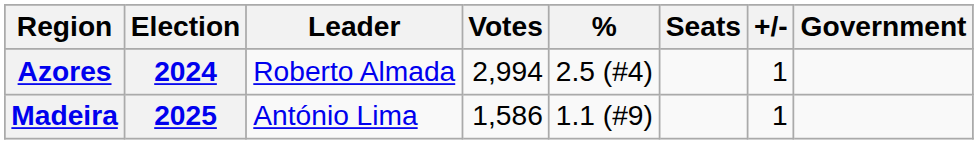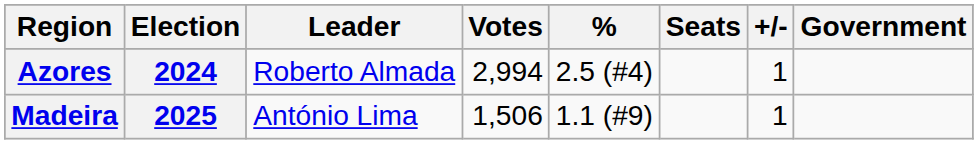(508, 116) 1,586 -> (508, 116) 1,506
